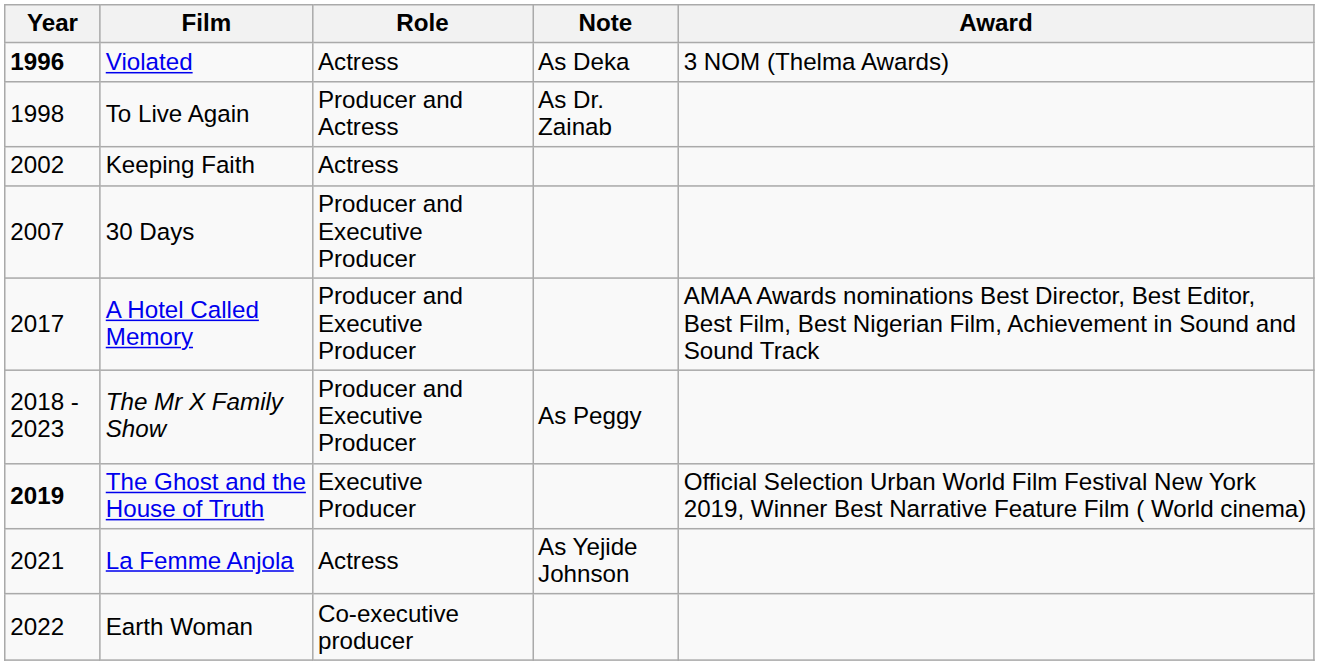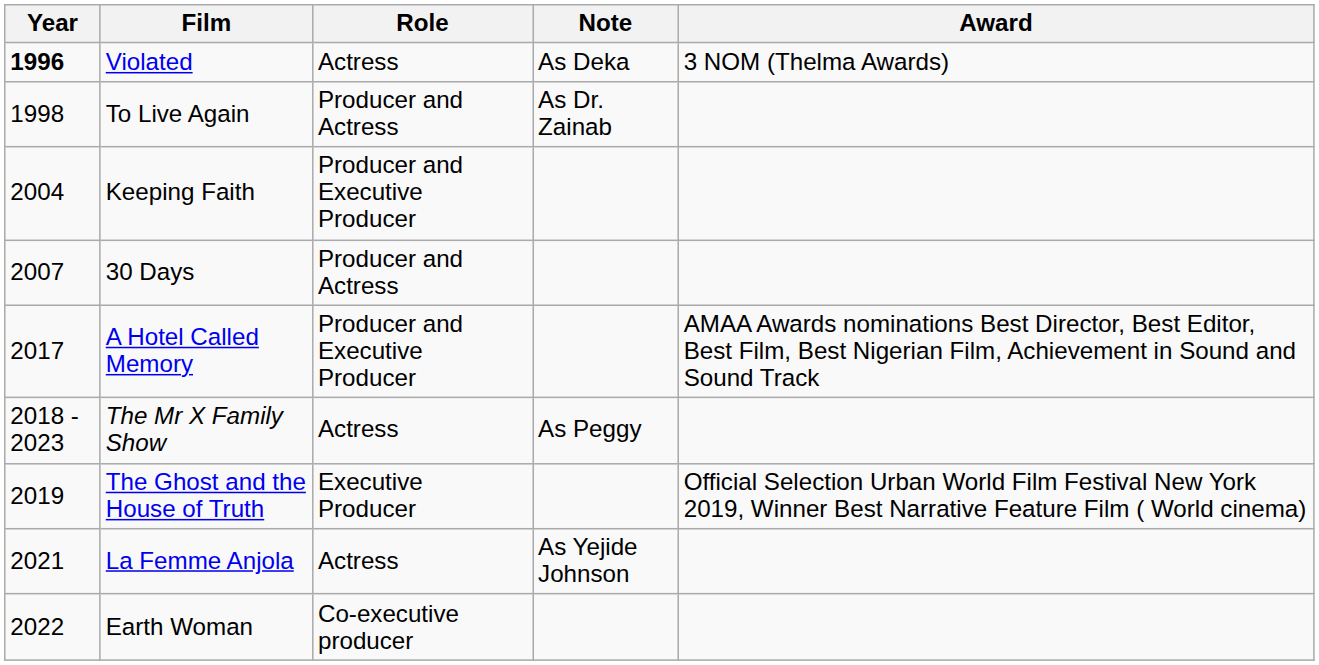(37, 165) 2002 -> (37, 192) 2004
(358, 165) Actress -> (390, 192) Producer and Executive Producer
(390, 231) Producer and Executive Producer -> (390, 272) Producer and Actress
(390, 416) Producer and Executive Producer -> (358, 430) Actress
(37, 495) bold -> (37, 495) normal
